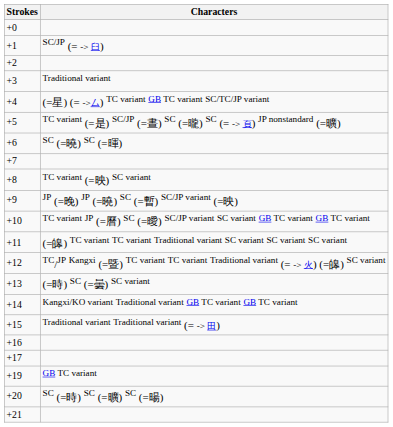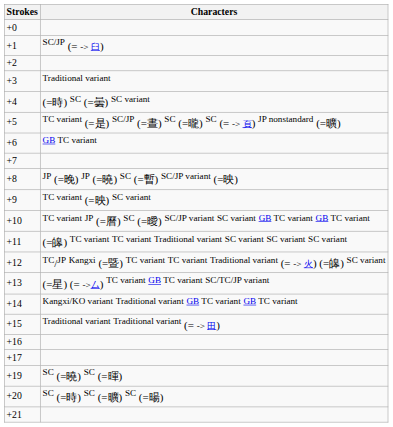(156, 101) (=星) (= ->厶) TC variant GB TC variant SC/TC/JP variant -> (96, 101) (=時) SC (=曇) SC variant
(82, 143) SC (=曉) SC (=暉) -> (70, 140) GB TC variant
(97, 179) TC variant (=映) SC variant -> (140, 178) JP (=晚) JP (=曉) SC (=暫) SC/JP variant (=映)
(140, 200) JP (=晚) JP (=曉) SC (=暫) SC/JP variant (=映) -> (97, 199) TC variant (=映) SC variant
(96, 283) (=時) SC (=曇) SC variant -> (156, 283) (=星) (= ->厶) TC variant GB TC variant SC/TC/JP variant
(70, 373) GB TC variant -> (82, 375) SC (=曉) SC (=暉)
